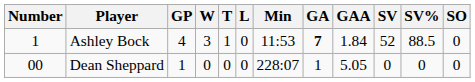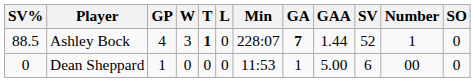columns swapped: (35, 16) <-> (422, 16)
(227, 41) normal -> (207, 41) bold
(278, 41) 11:53 -> (258, 41) 228:07
(354, 41) 1.84 -> (334, 41) 1.44
(278, 65) 228:07 -> (258, 65) 11:53
(354, 65) 5.05 -> (334, 65) 5.00
(387, 65) 0 -> (368, 65) 6
